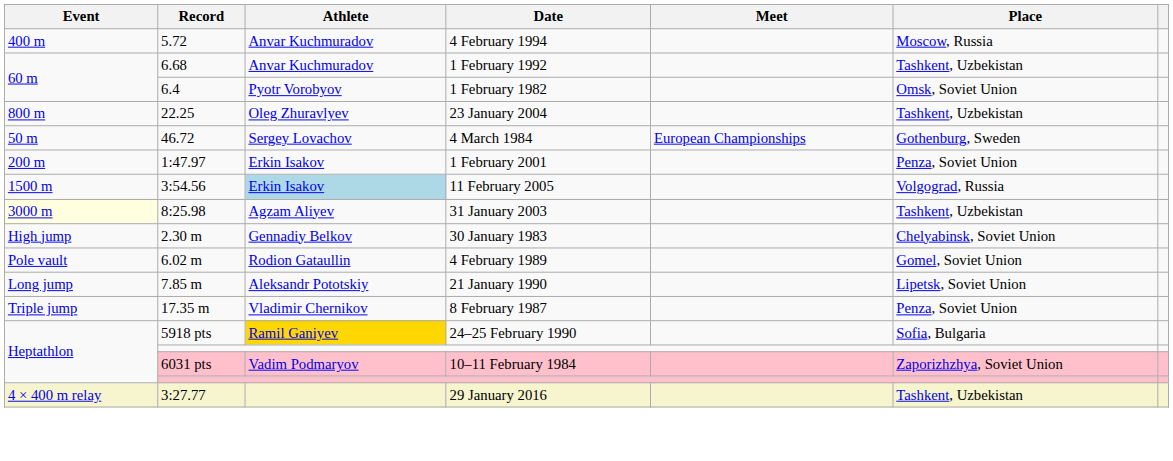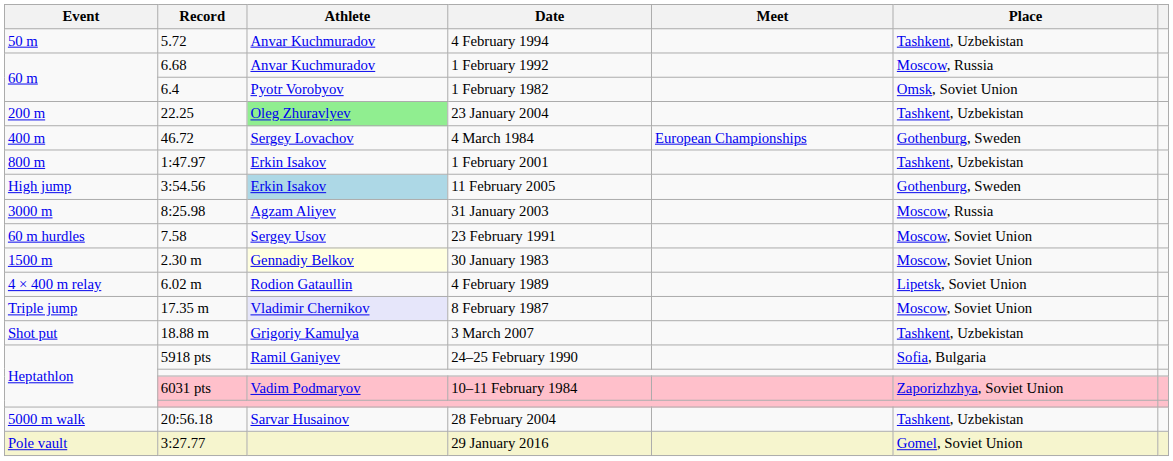(27, 41) 400 m -> (23, 41) 50 m
(945, 41) Moscow, Russia -> (960, 41) Tashkent, Uzbekistan
(960, 65) Tashkent, Uzbekistan -> (945, 65) Moscow, Russia
(27, 114) 800 m -> (27, 114) 200 m
(299, 114) no background -> (301, 114) lightgreen background
(23, 138) 50 m -> (27, 138) 400 m
(27, 162) 200 m -> (27, 162) 800 m
(957, 162) Penza, Soviet Union -> (960, 162) Tashkent, Uzbekistan
(30, 187) 1500 m -> (40, 187) High jump
(950, 187) Volgograd, Russia -> (959, 187) Gothenburg, Sweden
(30, 211) lightyellow background -> (30, 211) no background
(960, 211) Tashkent, Uzbekistan -> (945, 211) Moscow, Russia
+ row: (174, 235)
(40, 235) High jump -> (30, 259) 1500 m
(300, 235) no background -> (302, 259) lightyellow background
(976, 235) Chelyabinsk, Soviet Union -> (965, 259) Moscow, Soviet Union
(38, 259) Pole vault -> (55, 284) 4 × 400 m relay
(959, 259) Gomel, Soviet Union -> (962, 284) Lipetsk, Soviet Union
- row: (182, 284)
(308, 308) no background -> (310, 308) lavender background
(957, 308) Penza, Soviet Union -> (965, 308) Moscow, Soviet Union
+ row: (185, 332)
(293, 332) gold background -> (295, 357) no background
+ row: (187, 419)
(55, 395) 4 × 400 m relay -> (38, 443) Pole vault
(960, 395) Tashkent, Uzbekistan -> (960, 443) Gomel, Soviet Union
